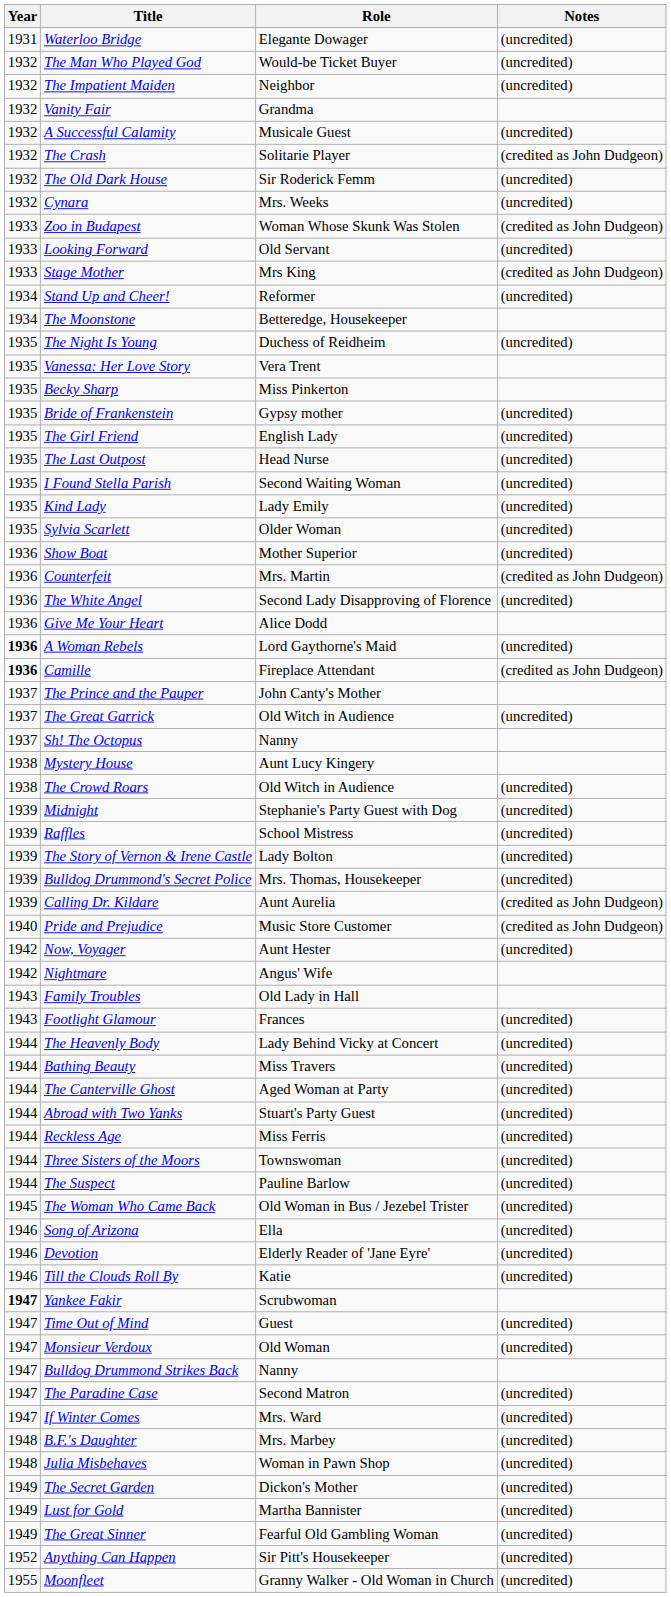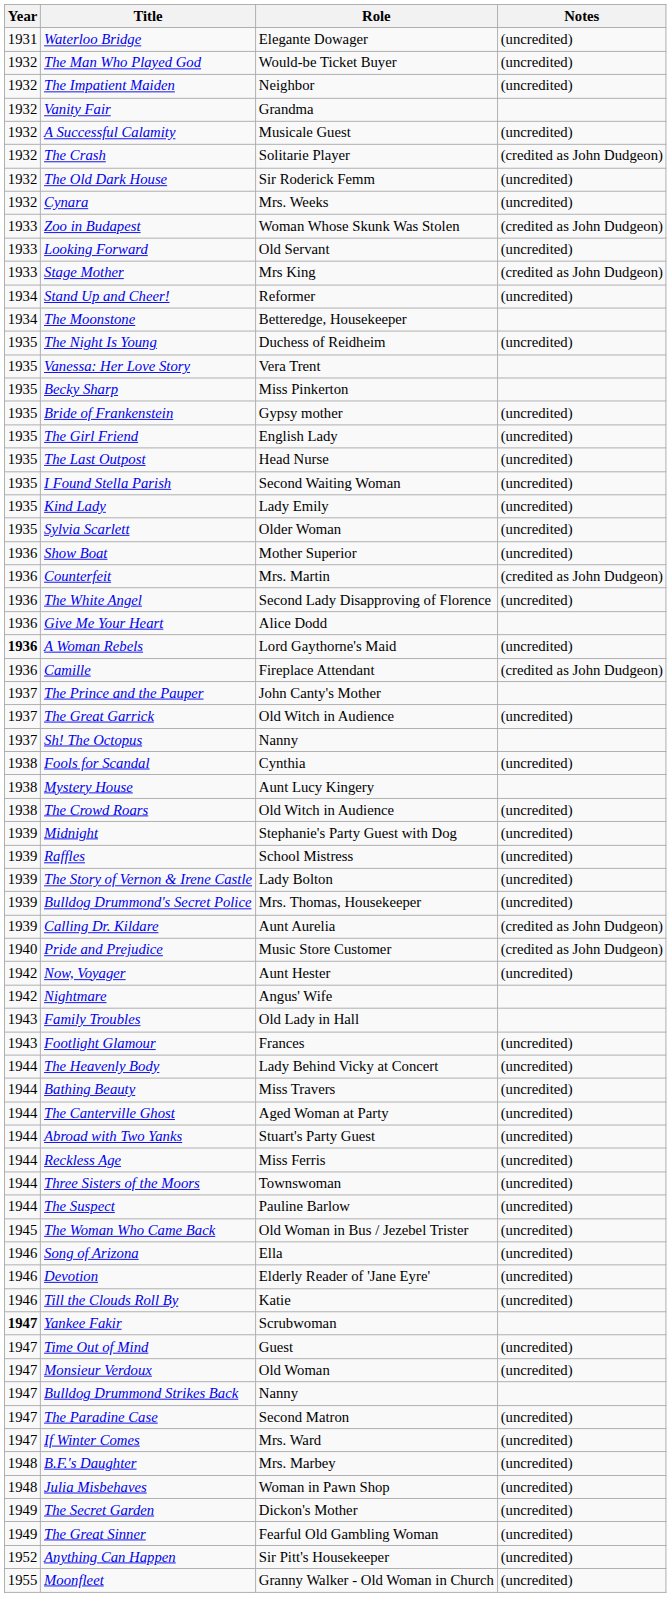(23, 669) bold -> (23, 669) normal
+ row: (97, 763)
- row: (84, 1510)
